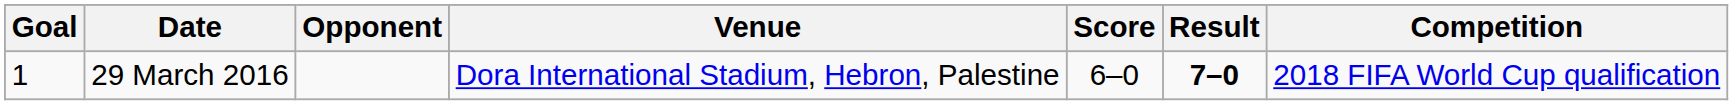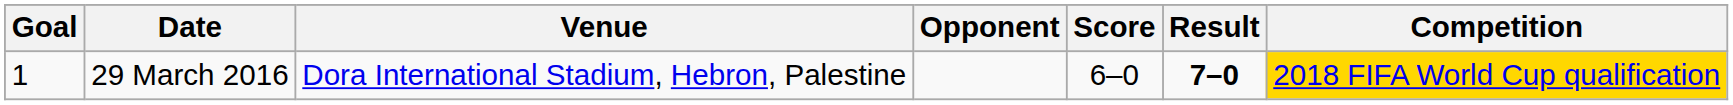columns swapped: (758, 27) <-> (372, 27)
(1497, 74) no background -> (1497, 74) gold background
